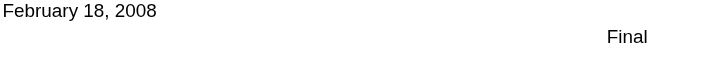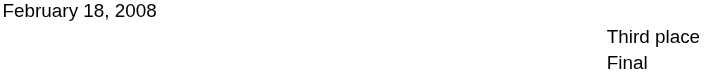+ row: (653, 36)
